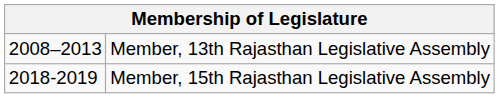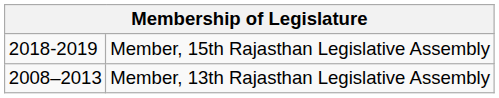rows swapped: (300, 48) <-> (300, 78)
